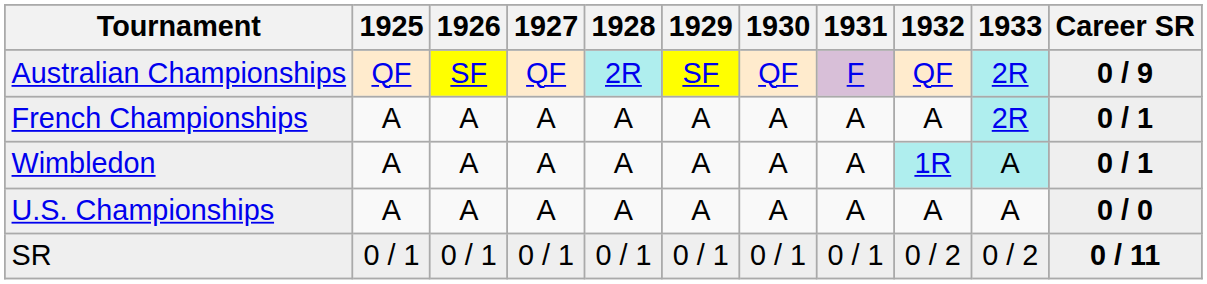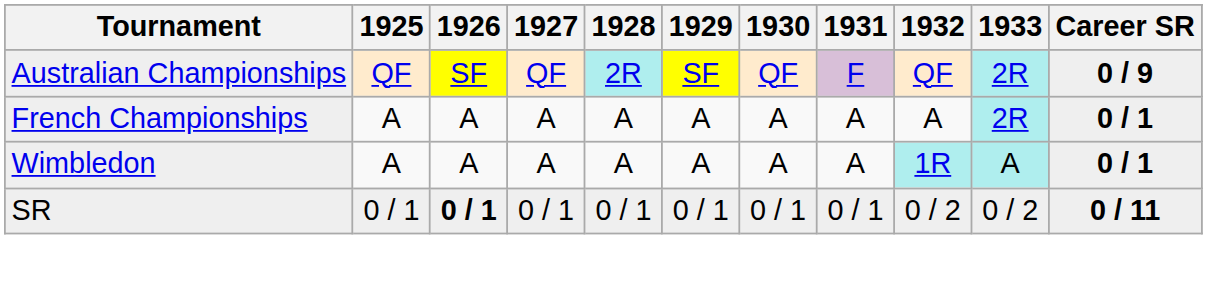- row: (143, 210)
(469, 255) normal -> (469, 210) bold
